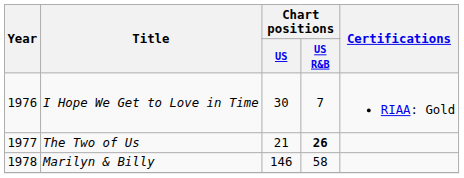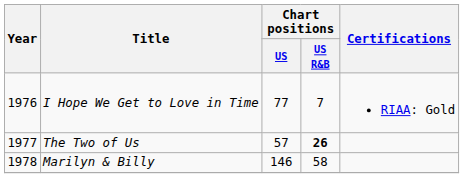(281, 103) 30 -> (281, 103) 77
(281, 142) 21 -> (281, 142) 57
